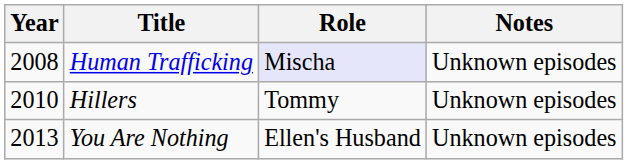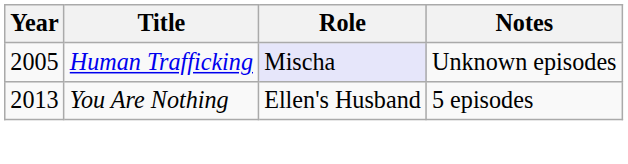(34, 61) 2008 -> (34, 61) 2005
- row: (103, 100)
(524, 138) Unknown episodes -> (483, 100) 5 episodes
